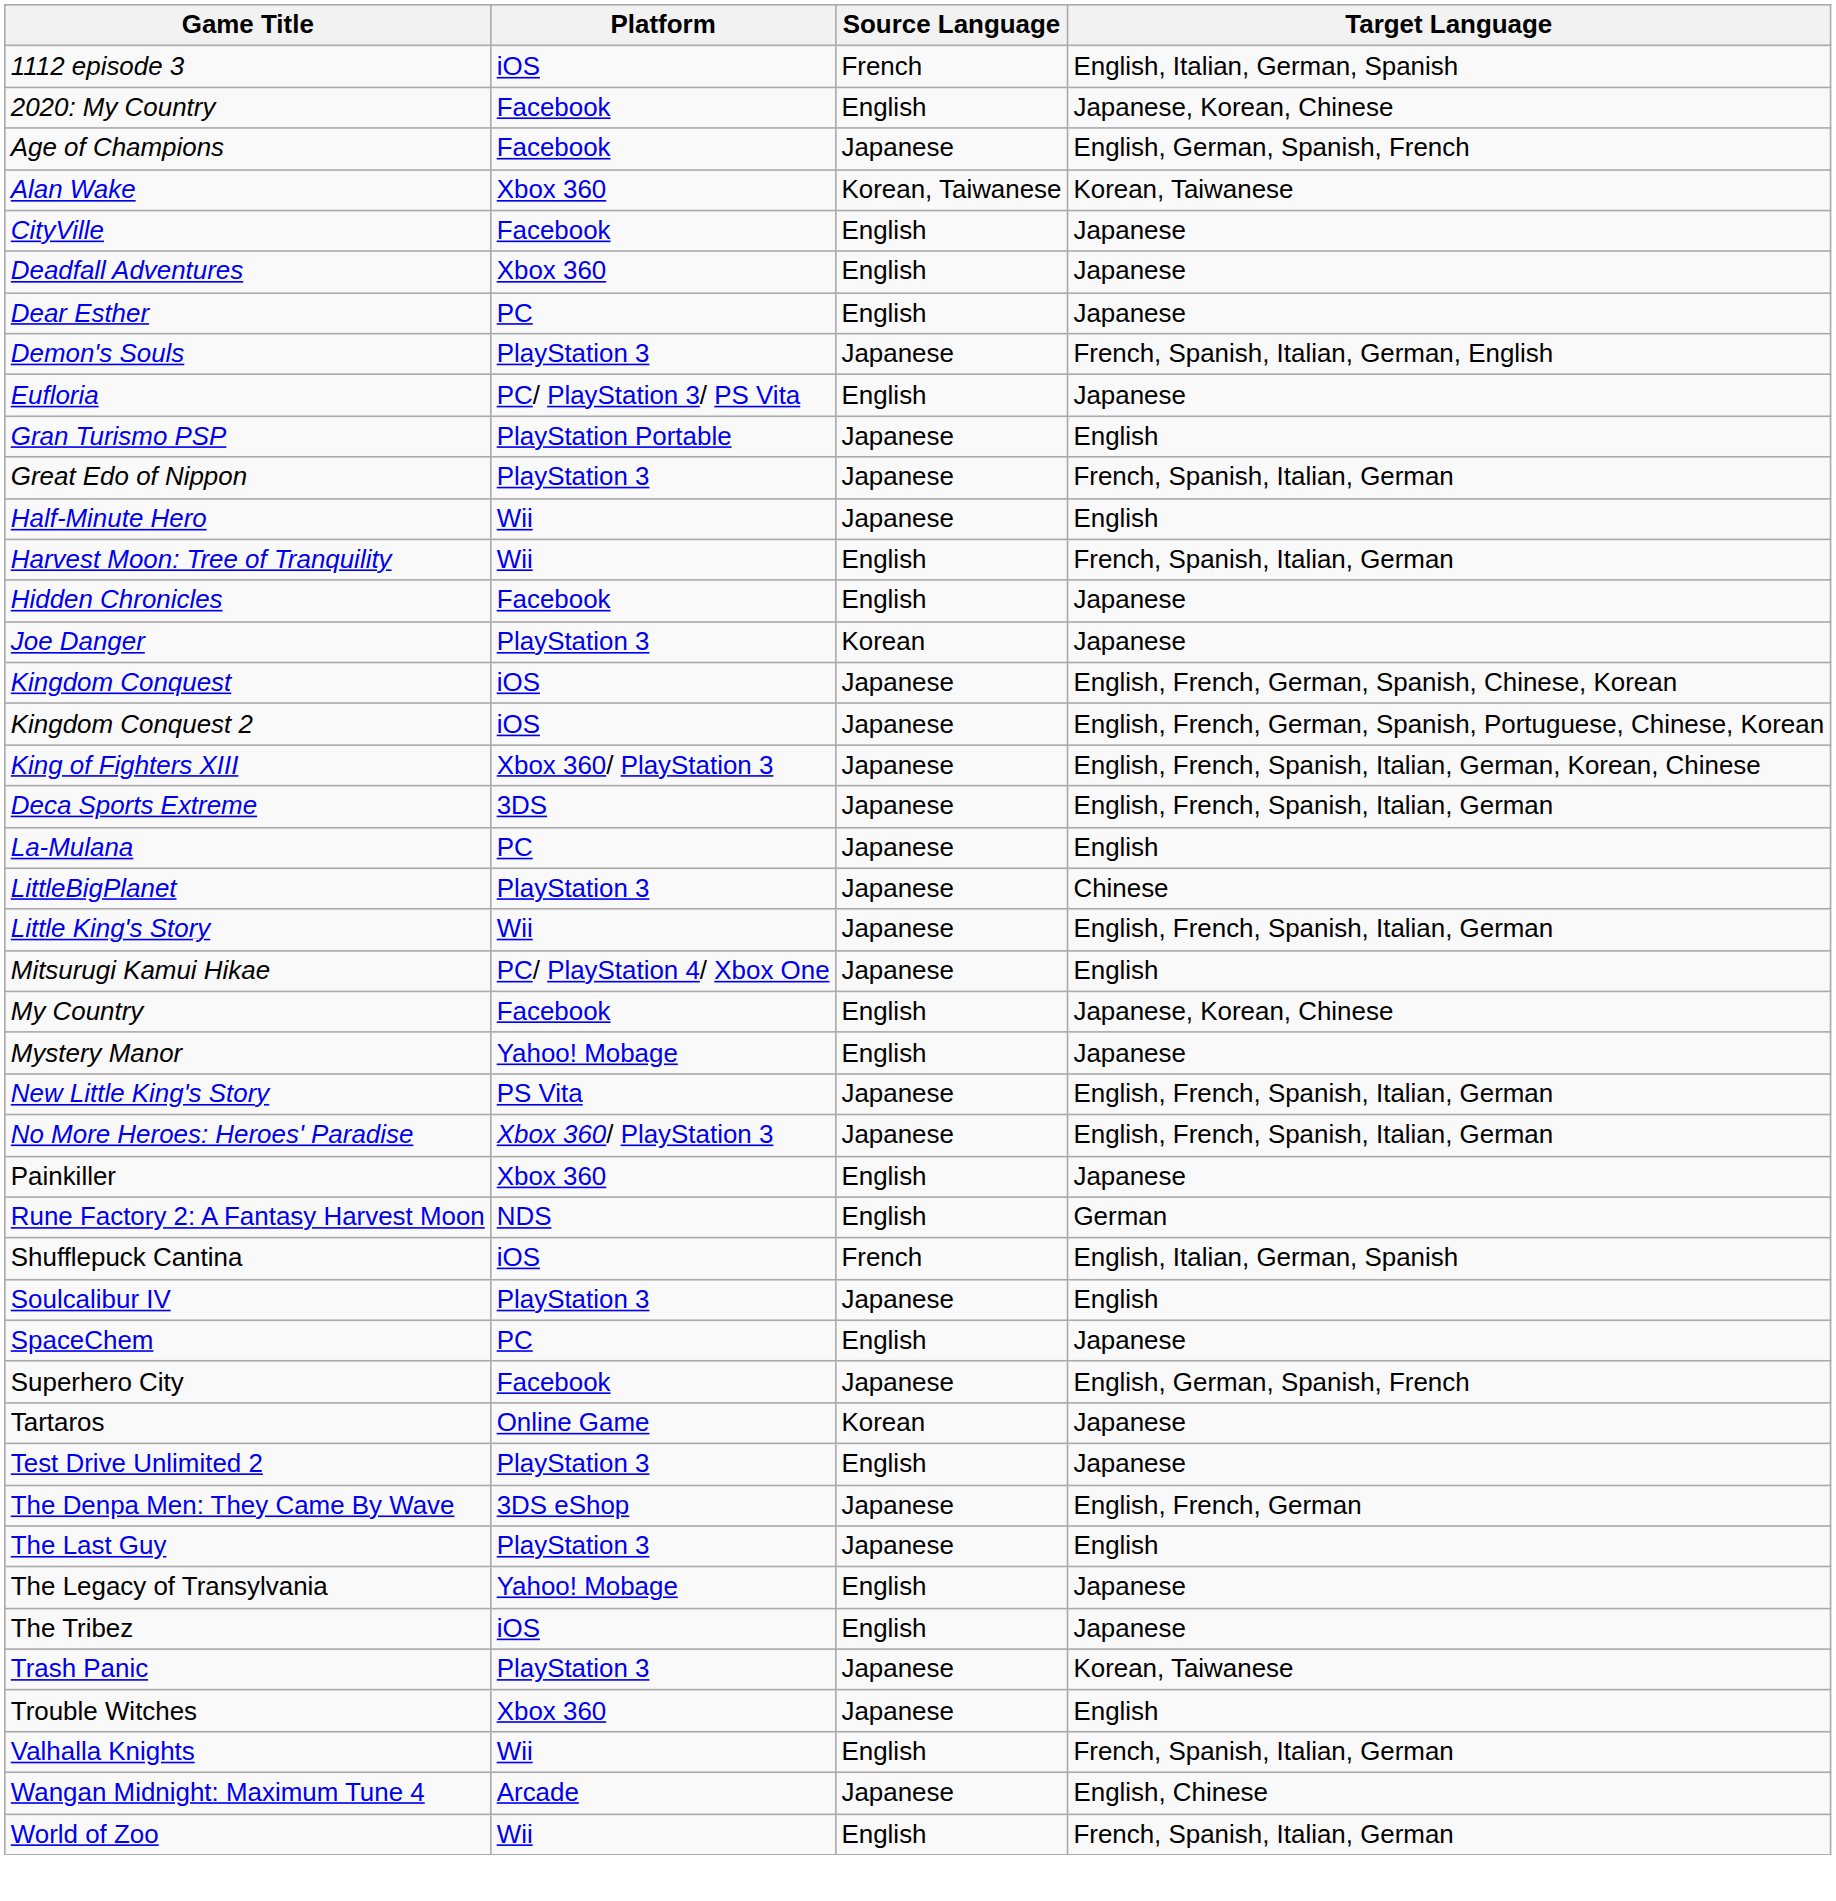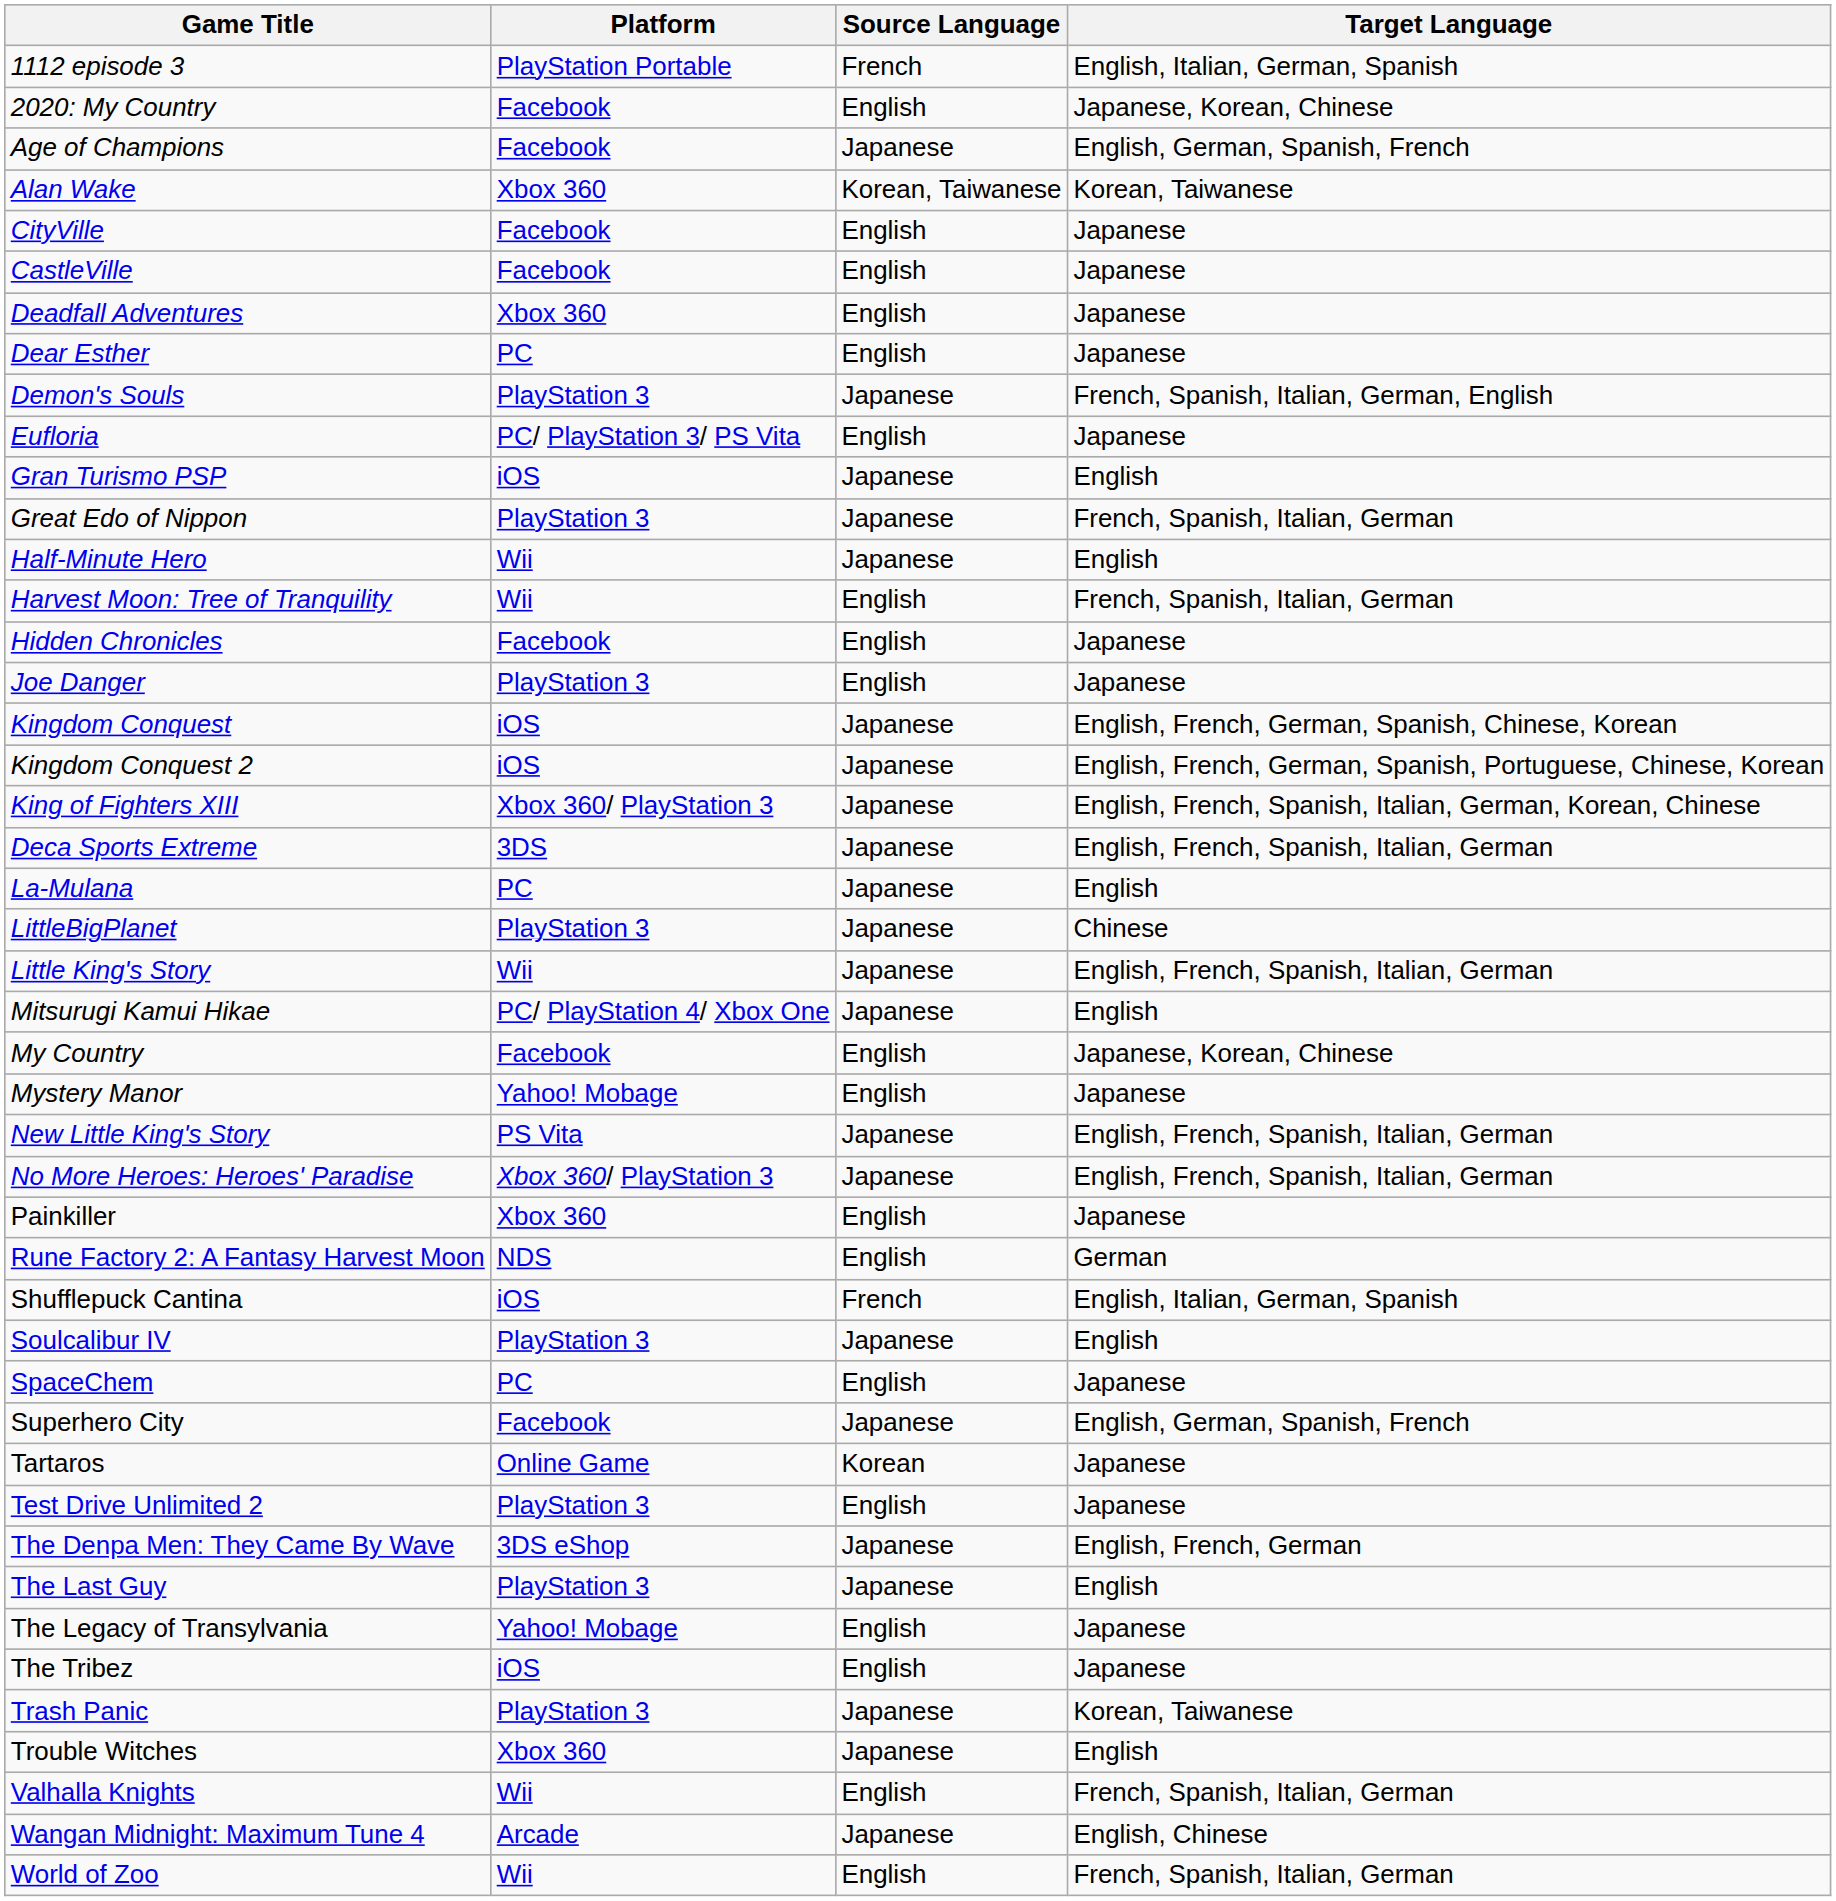(518, 66) iOS -> (614, 66) PlayStation Portable
+ row: (72, 271)
(614, 436) PlayStation Portable -> (518, 477) iOS
(883, 641) Korean -> (884, 682) English
